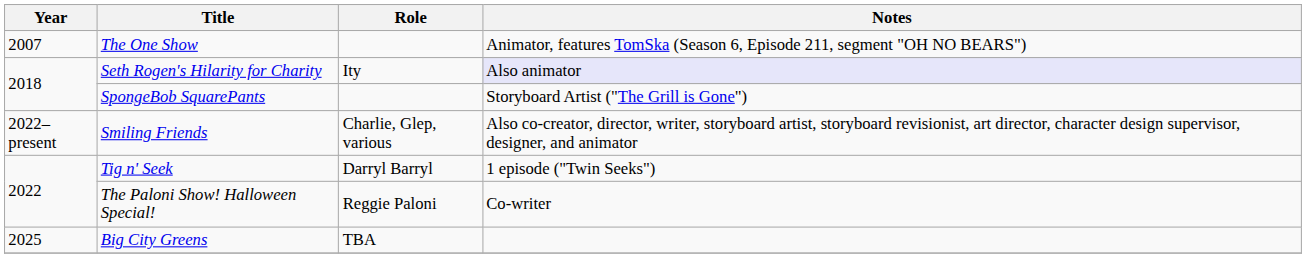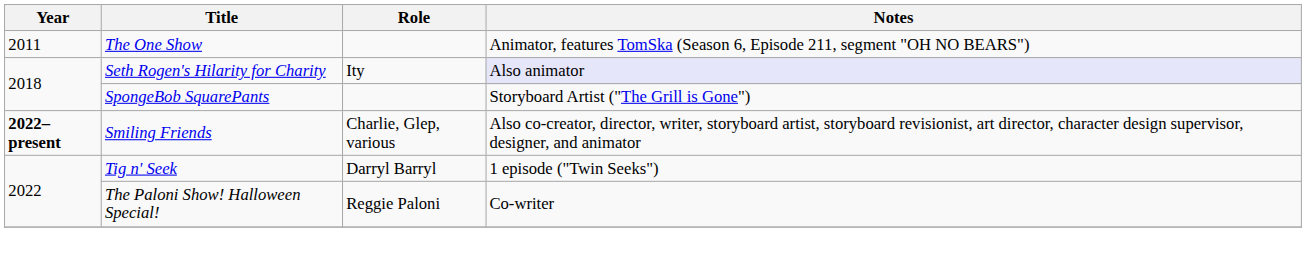(25, 44) 2007 -> (25, 44) 2011
(32, 132) normal -> (35, 132) bold
- row: (154, 239)
